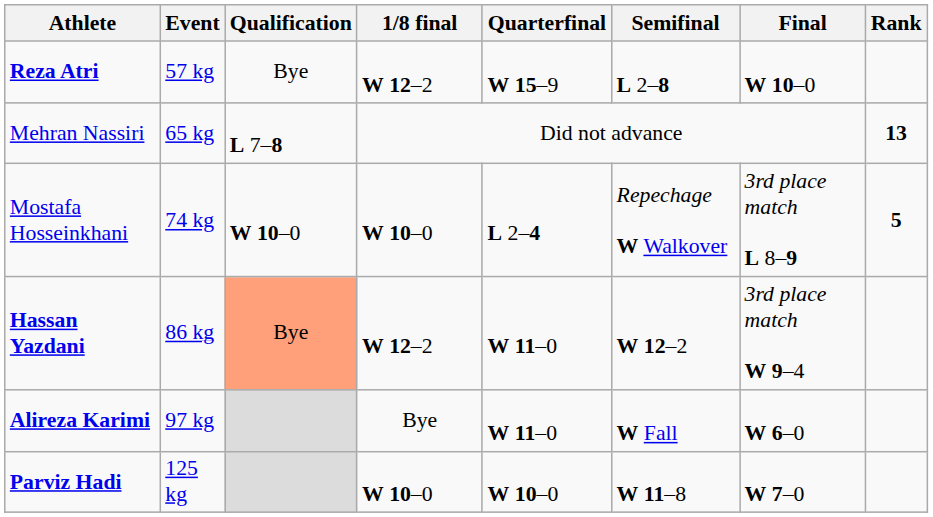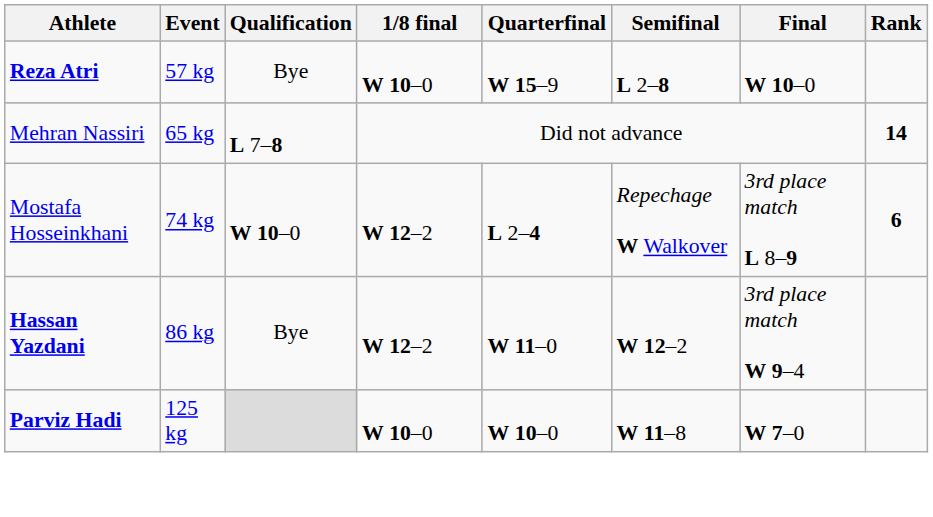(397, 84) W 12–2 -> (397, 84) W 10–0
(896, 133) 13 -> (896, 133) 14
(397, 233) W 10–0 -> (397, 233) W 12–2
(896, 220) 5 -> (896, 220) 6
(291, 333) lightsalmon background -> (291, 333) no background
- row: (80, 420)
